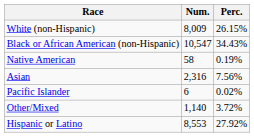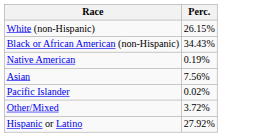- column: (198, 12)
